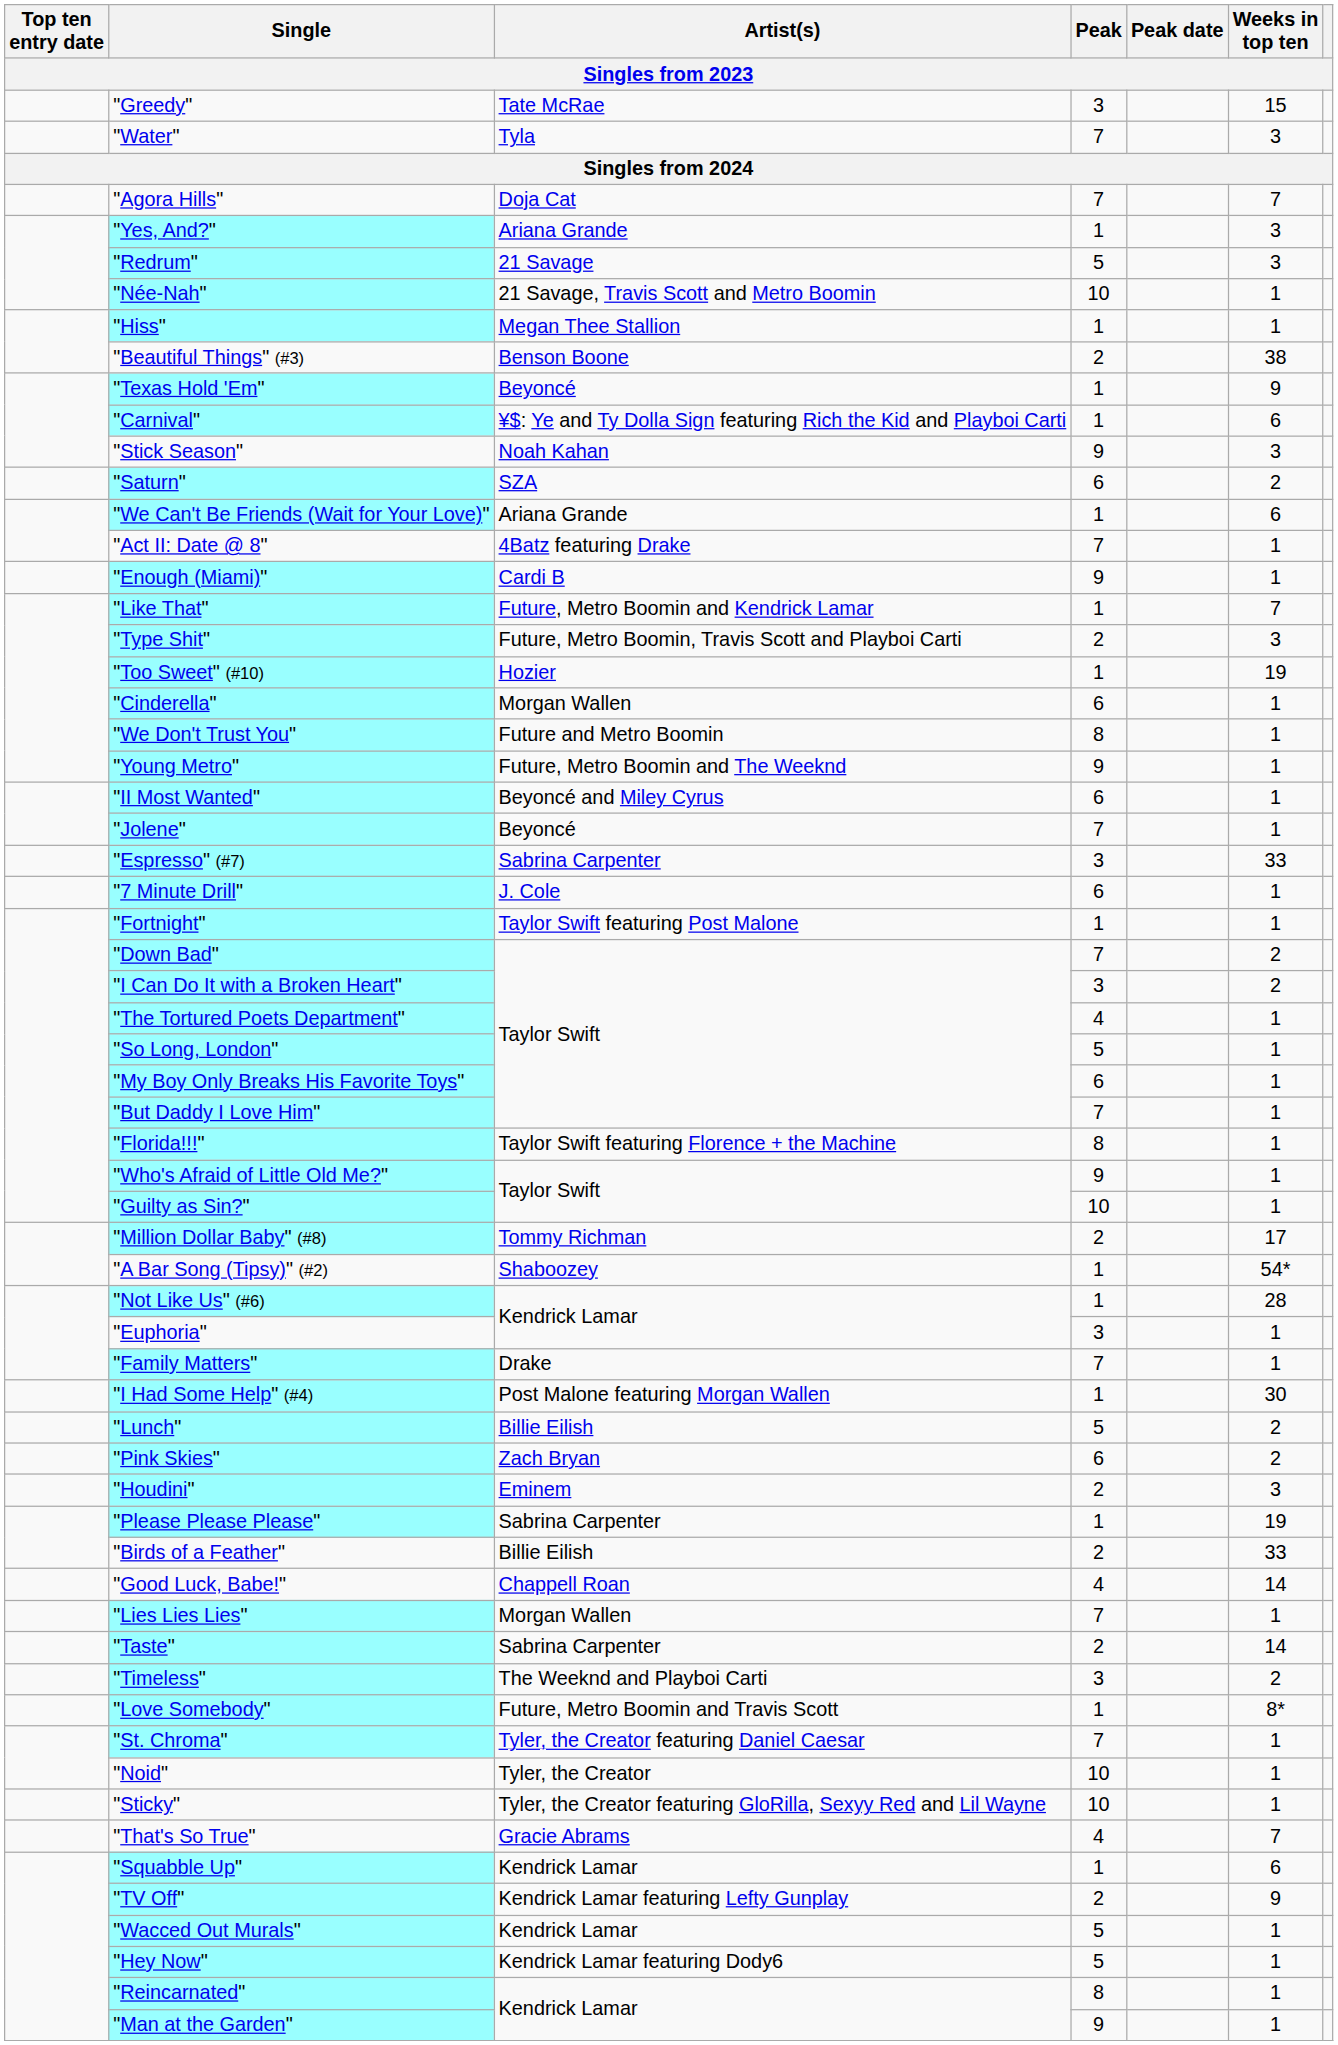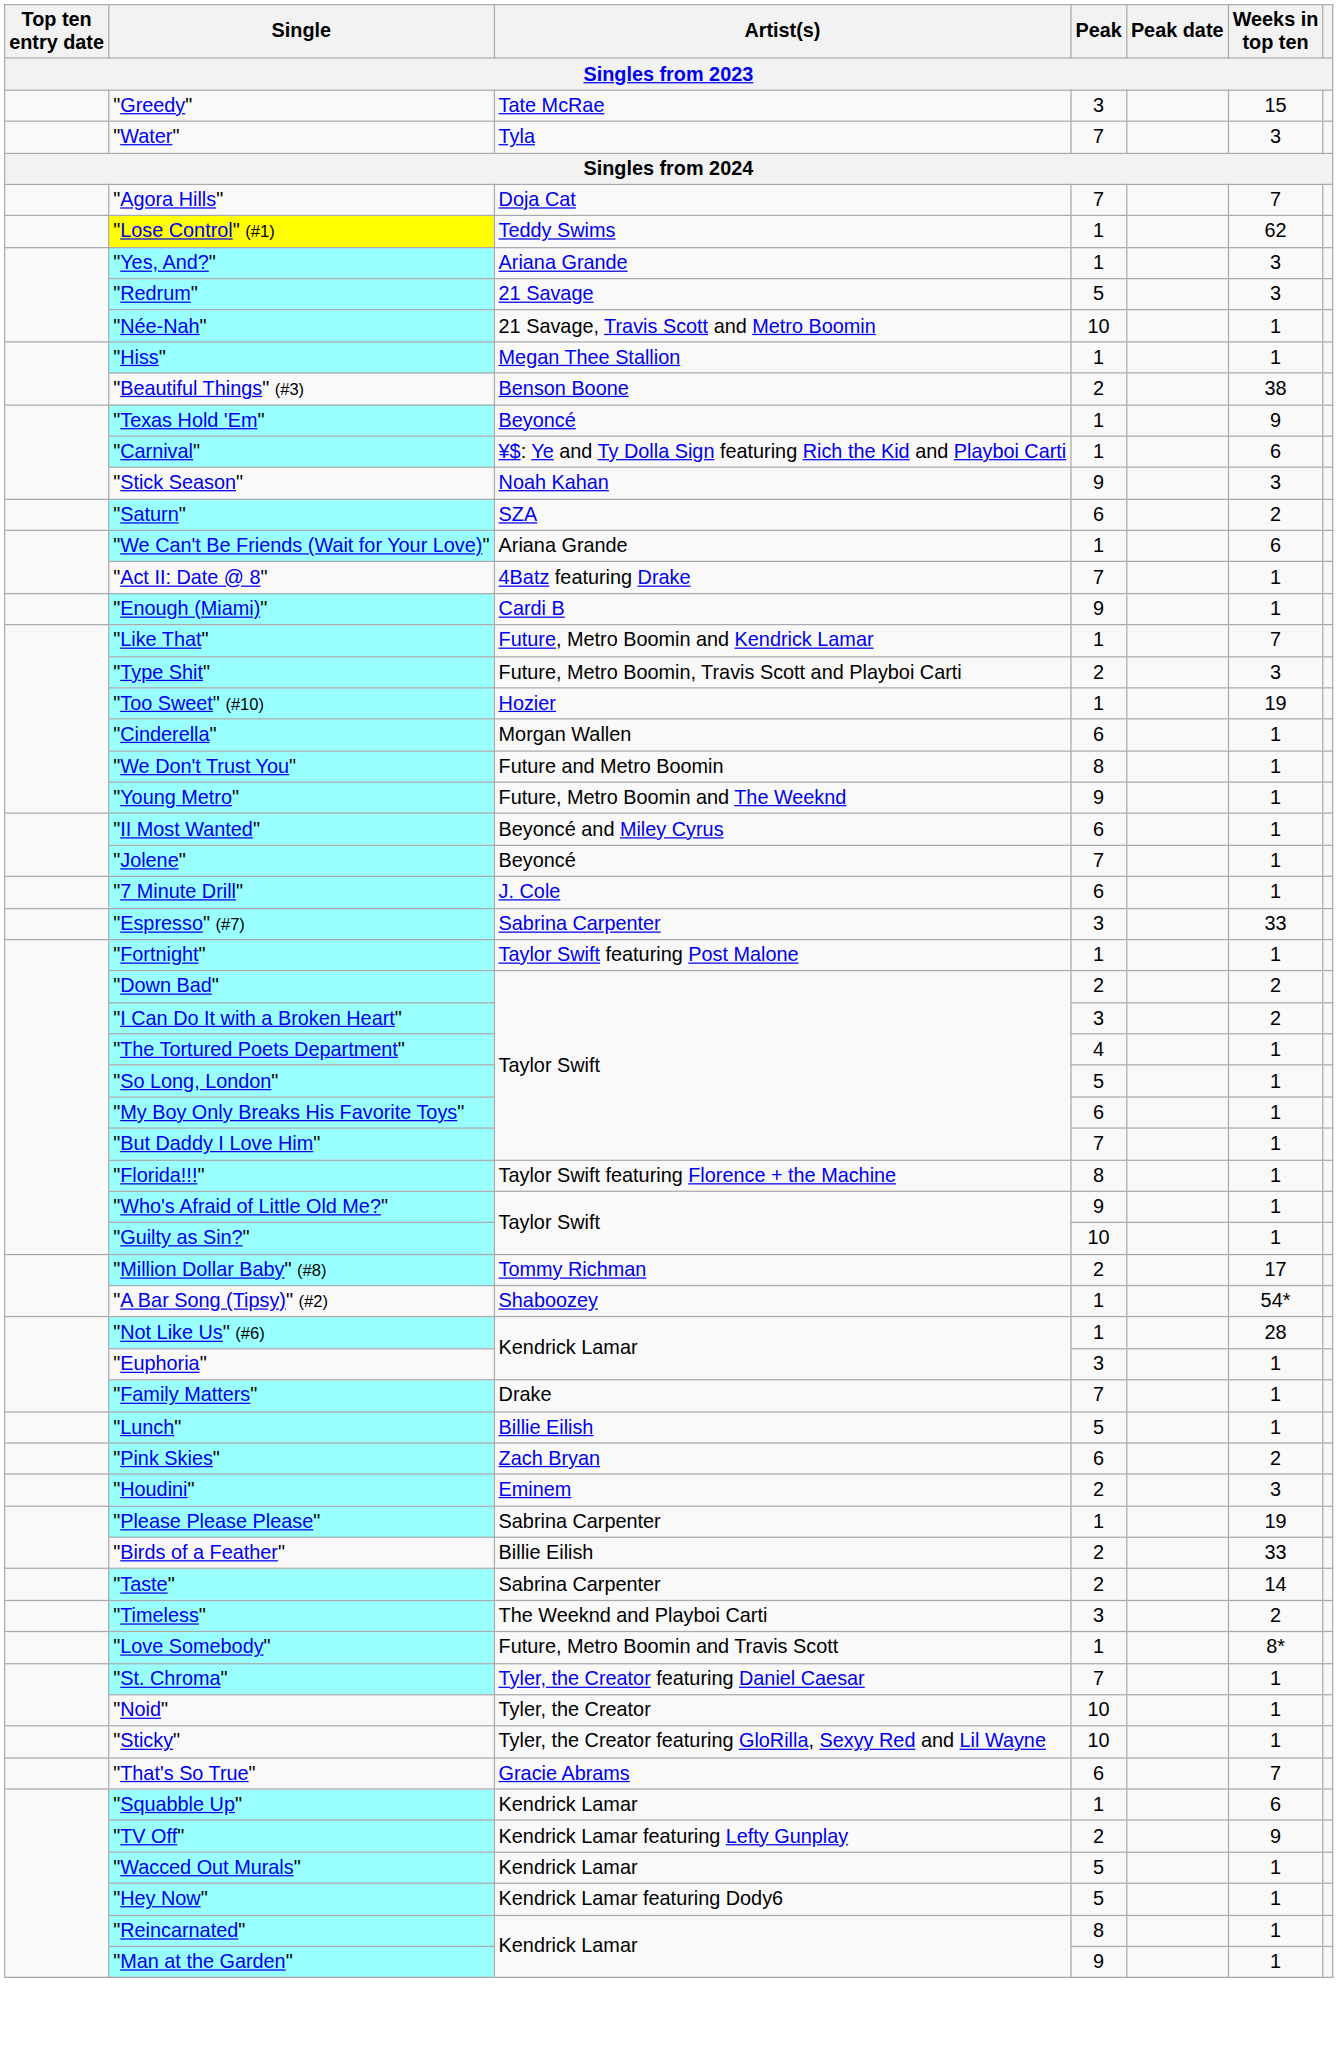+ row: (194, 231)
rows swapped: (178, 892) <-> (179, 860)
(1099, 955) 7 -> (1099, 986) 2
- row: (213, 1395)
(1276, 1427) 2 -> (1276, 1427) 1
- row: (200, 1584)
- row: (180, 1615)
(1099, 1836) 4 -> (1099, 1773) 6
